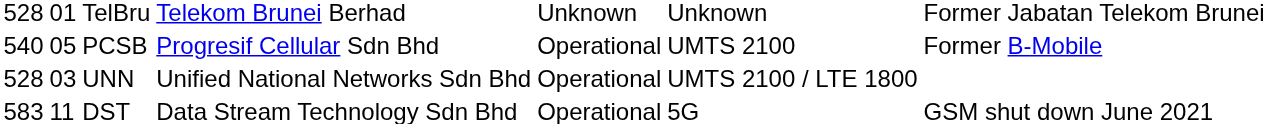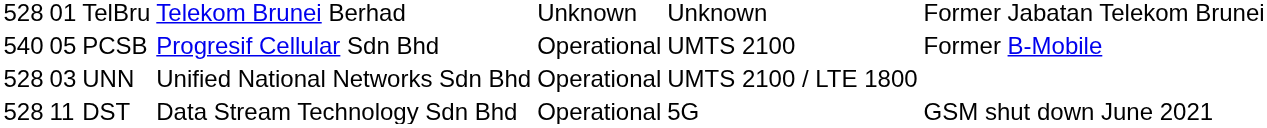(24, 111) 583 -> (24, 111) 528
